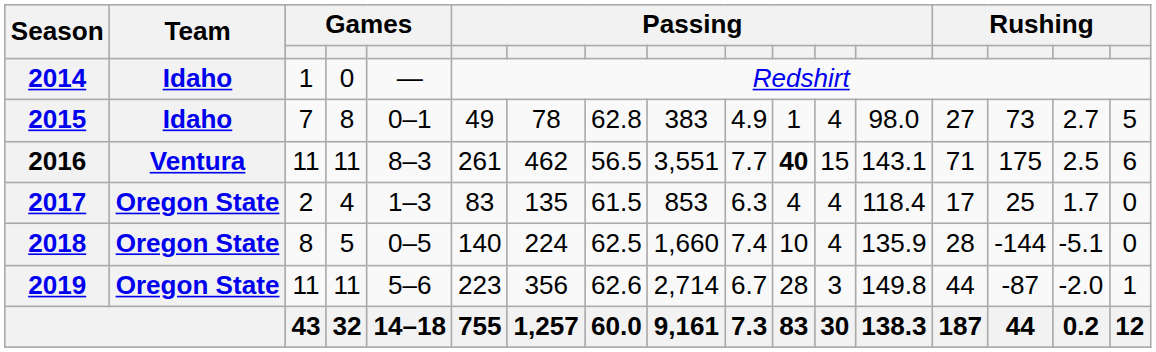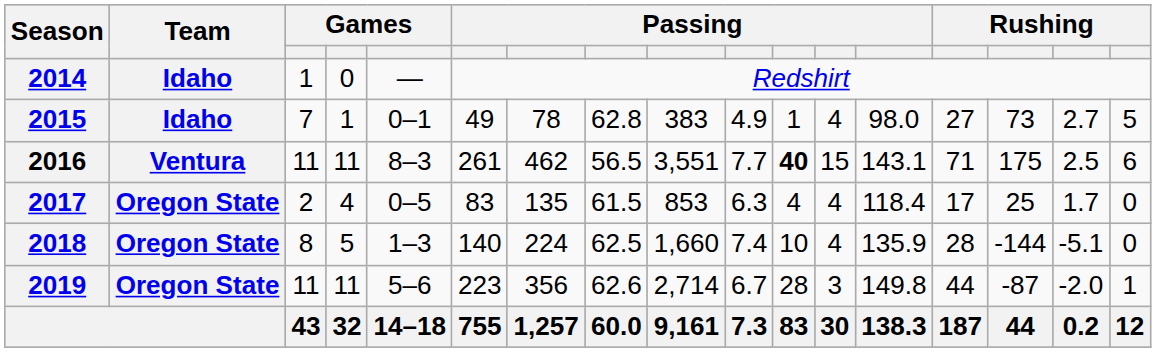(347, 119) 8 -> (347, 119) 1
(410, 202) 1–3 -> (410, 202) 0–5
(410, 244) 0–5 -> (410, 244) 1–3
